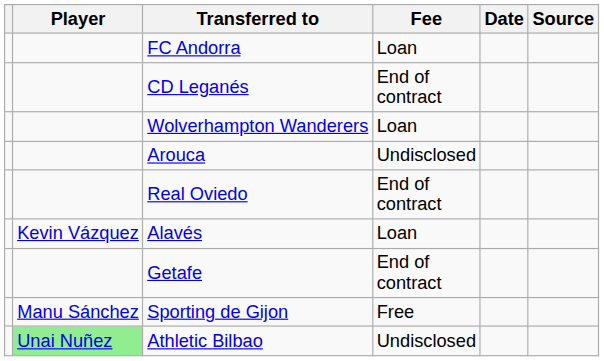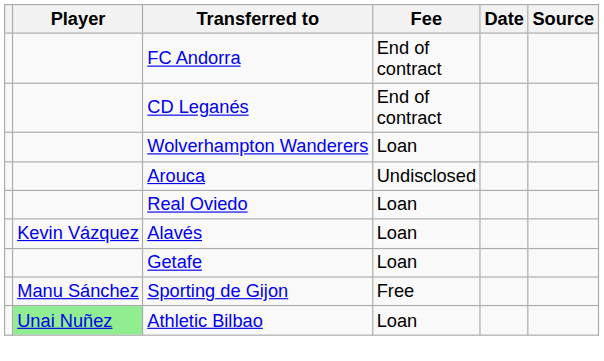(397, 47) Loan -> (409, 58) End of contract
(409, 194) End of contract -> (397, 204) Loan
(409, 272) End of contract -> (397, 262) Loan
(426, 340) Undisclosed -> (397, 320) Loan
